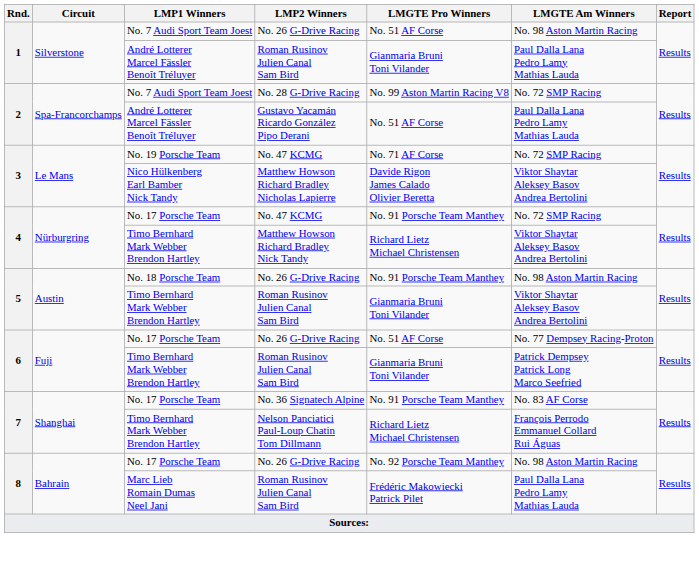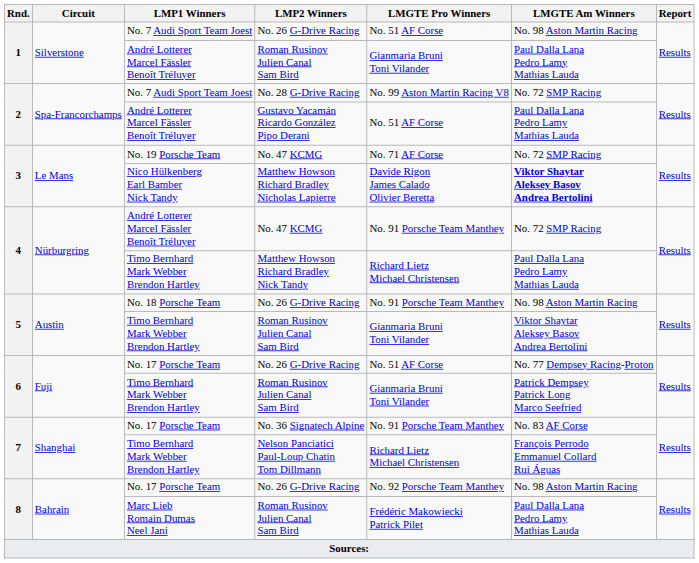(551, 184) normal -> (553, 184) bold
(174, 215) No. 17 Porsche Team -> (161, 228) André Lotterer Marcel Fässler Benoît Tréluyer
(551, 246) Viktor Shaytar Aleksey Basov Andrea Bertolini -> (549, 271) Paul Dalla Lana Pedro Lamy Mathias Lauda
